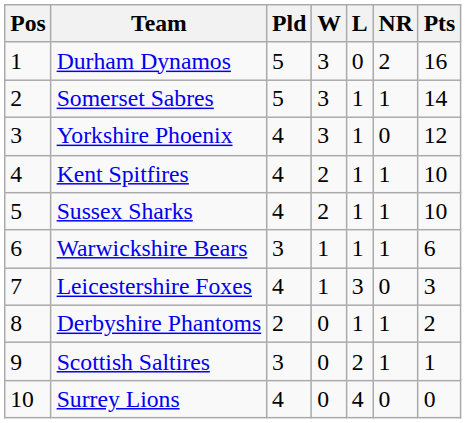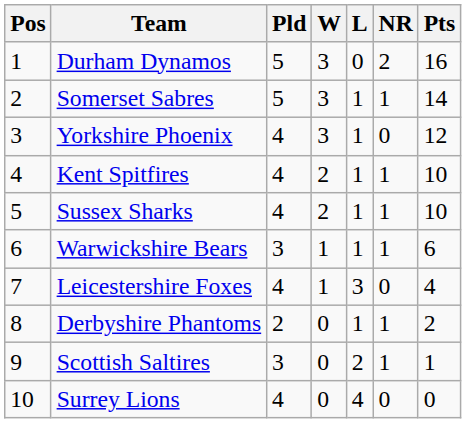(430, 286) 3 -> (430, 286) 4
